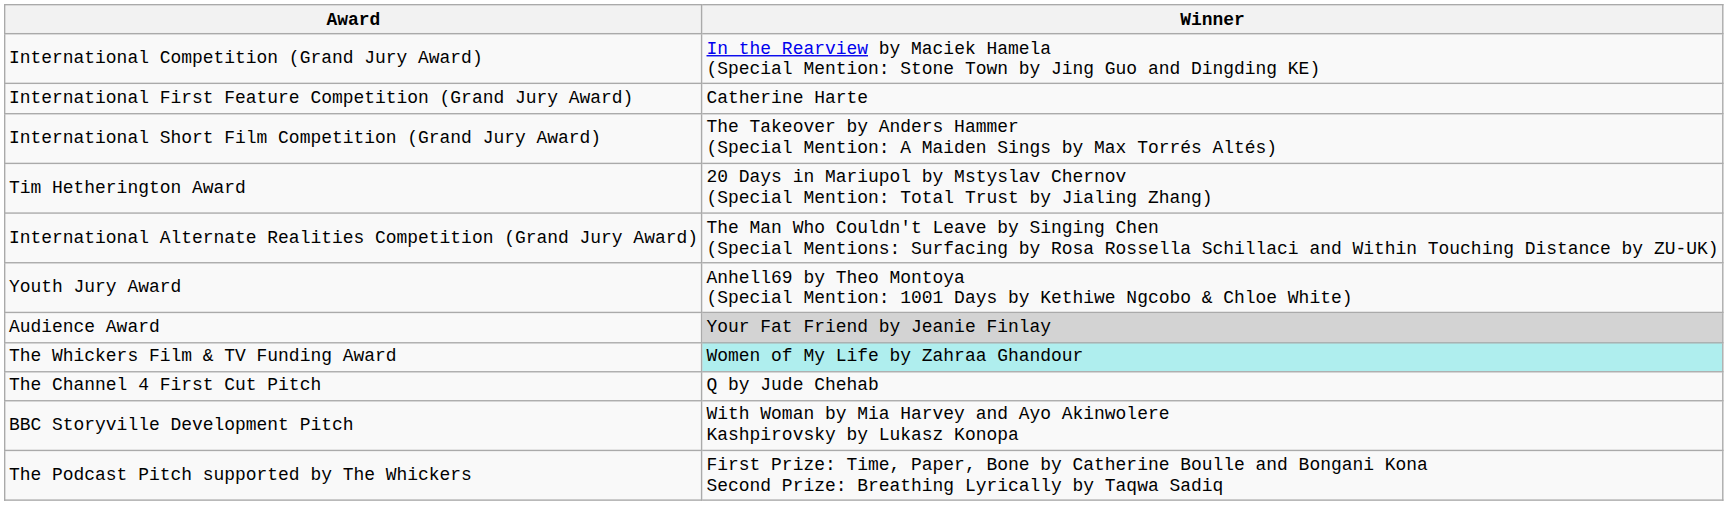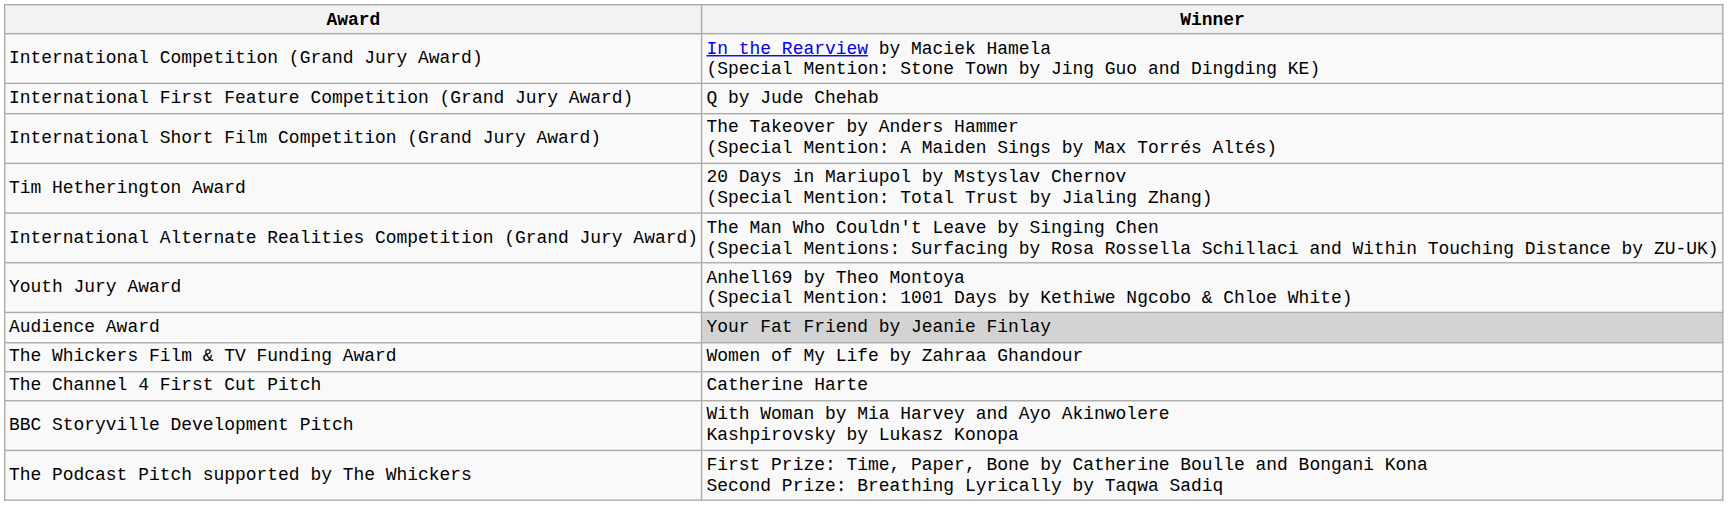(787, 98) Catherine Harte -> (793, 98) Q by Jude Chehab
(895, 357) paleturquoise background -> (895, 357) no background
(793, 386) Q by Jude Chehab -> (787, 386) Catherine Harte
